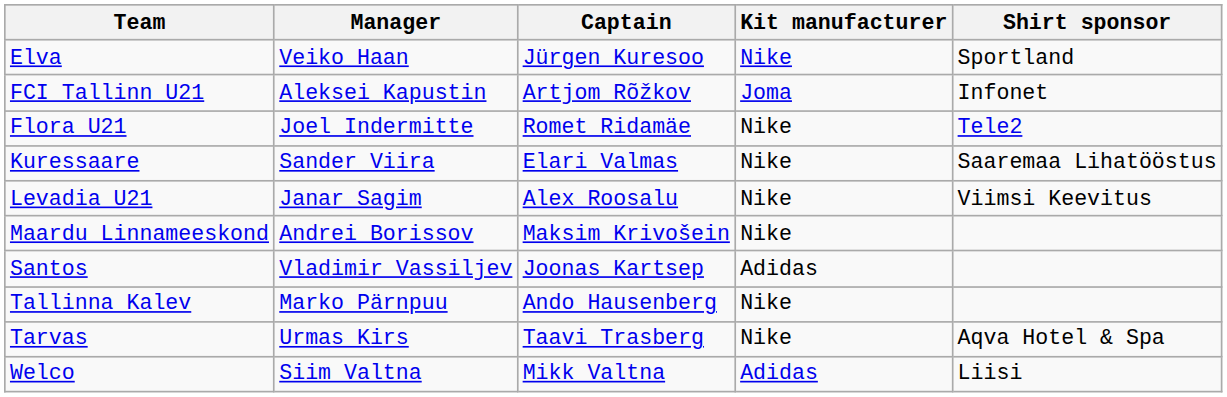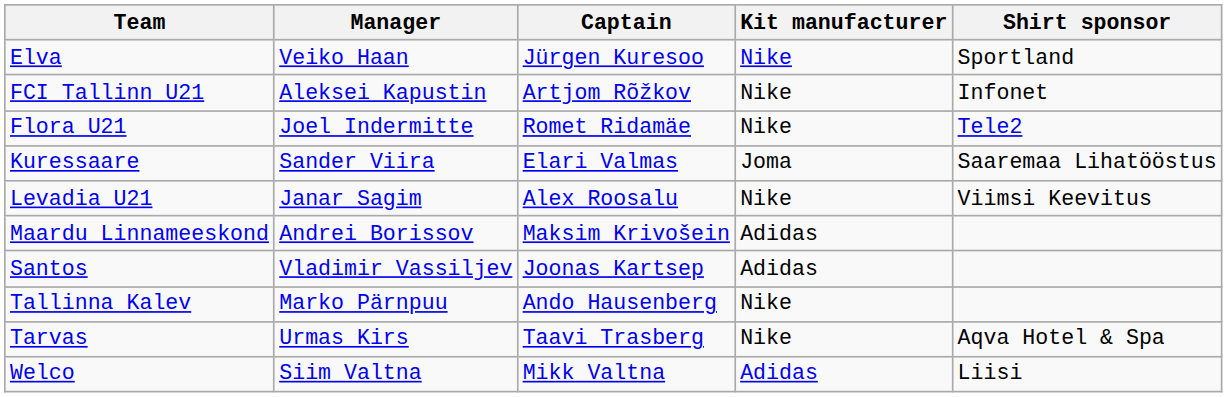(766, 93) Joma -> (766, 93) Nike
(766, 163) Nike -> (766, 163) Joma
(766, 233) Nike -> (779, 233) Adidas
